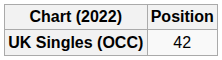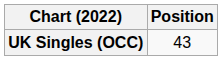(182, 42) 42 -> (182, 42) 43
